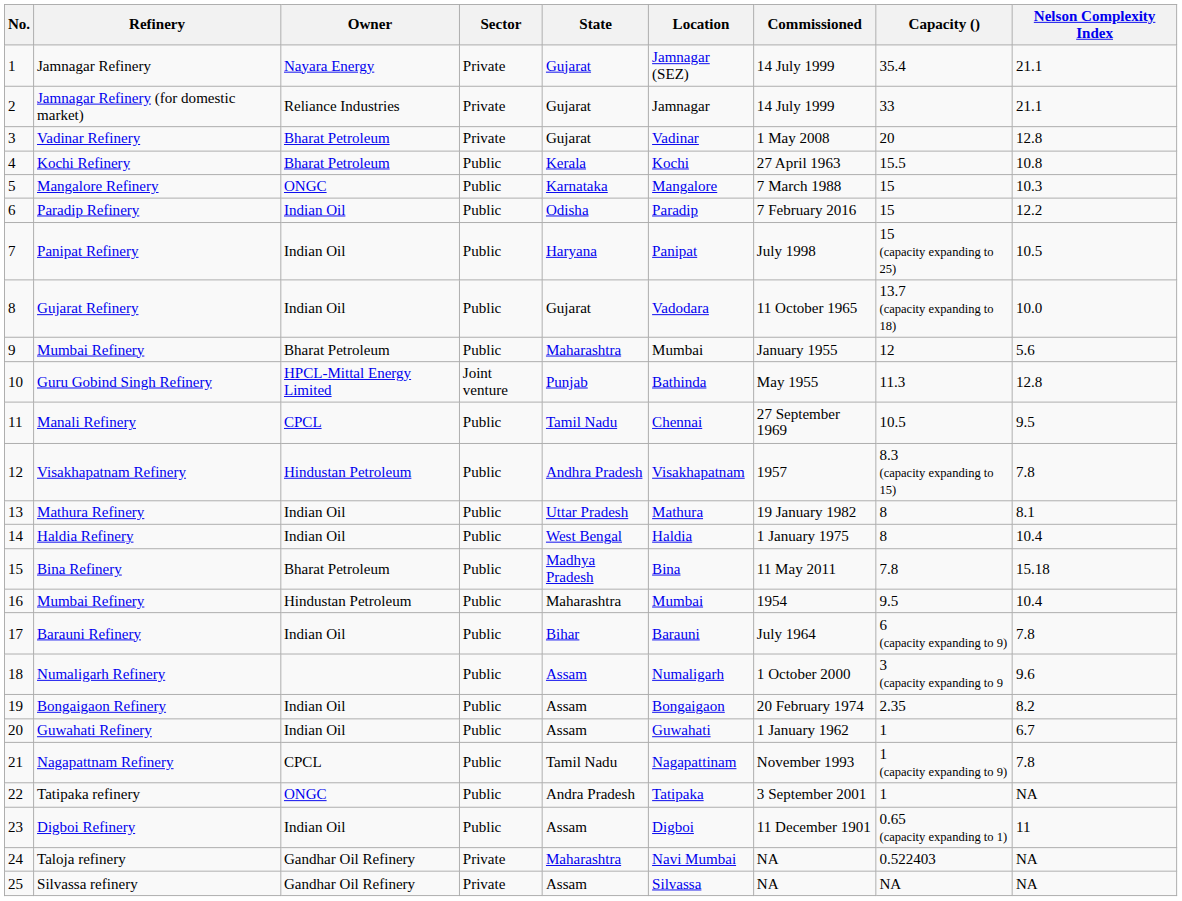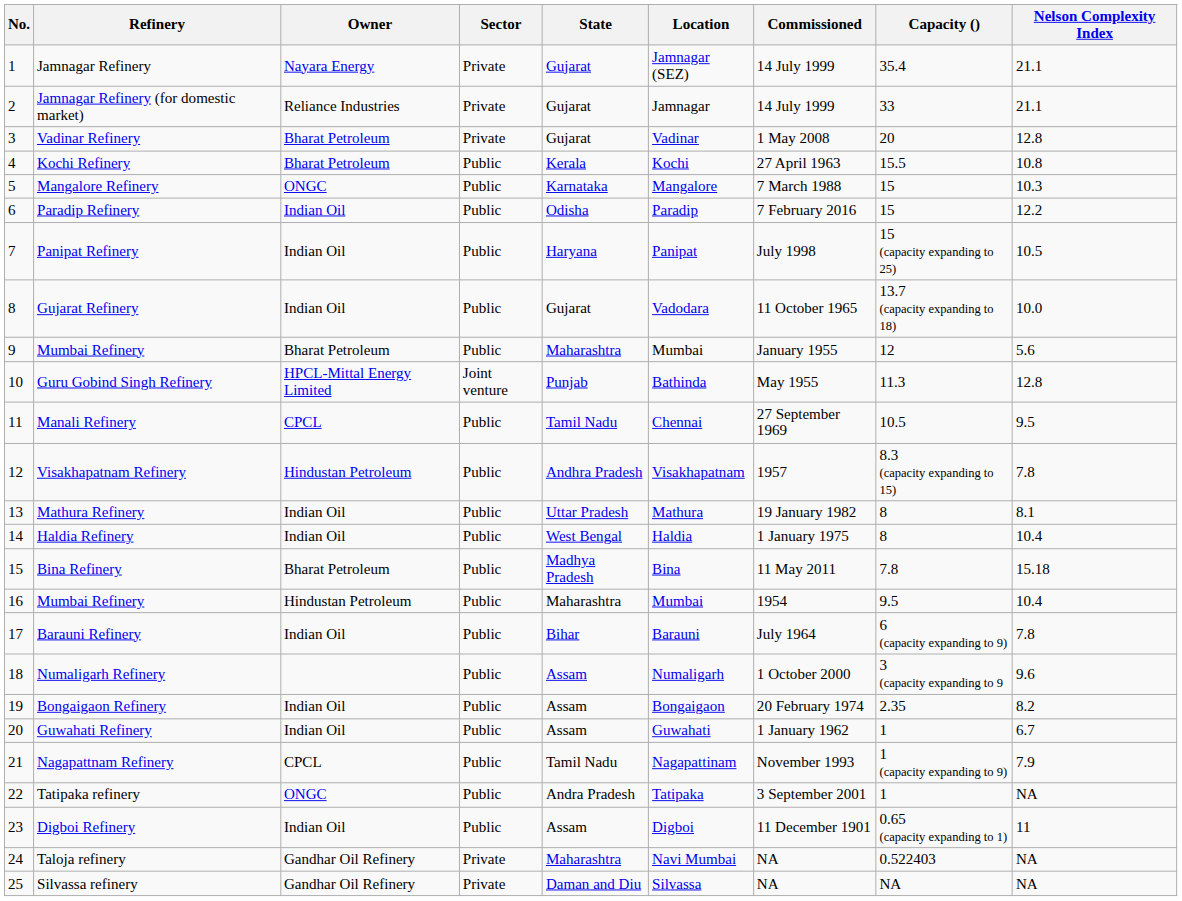(1025, 762) 7.8 -> (1025, 762) 7.9
(566, 883) Assam -> (594, 883) Daman and Diu
